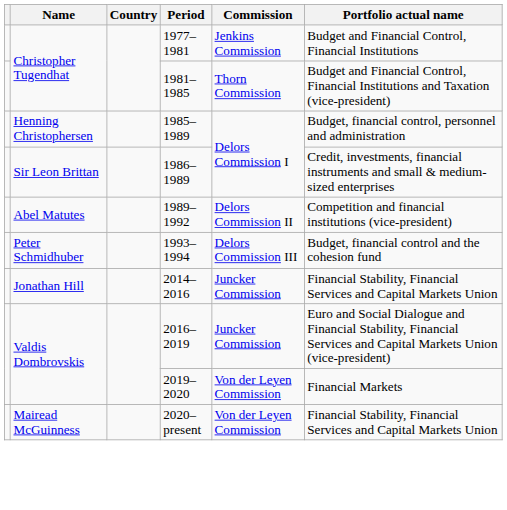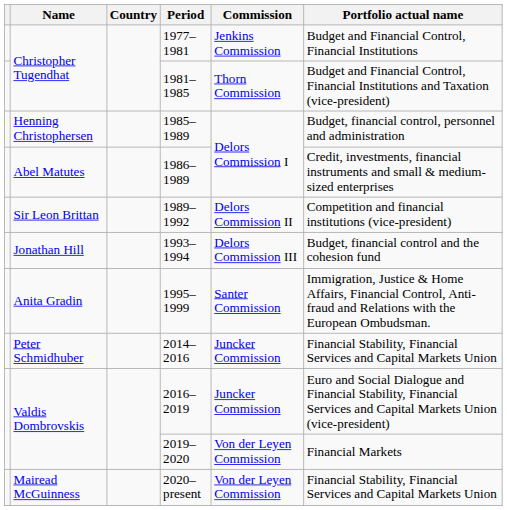(56, 171) Sir Leon Brittan -> (49, 171) Abel Matutes
(49, 214) Abel Matutes -> (56, 214) Sir Leon Brittan
(48, 250) Peter Schmidhuber -> (49, 250) Jonathan Hill
+ row: (179, 300)
(49, 286) Jonathan Hill -> (48, 351) Peter Schmidhuber
